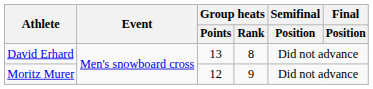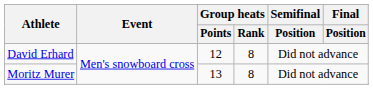(216, 54) 13 -> (216, 54) 12
(216, 74) 12 -> (216, 74) 13
(251, 74) 9 -> (251, 74) 8
